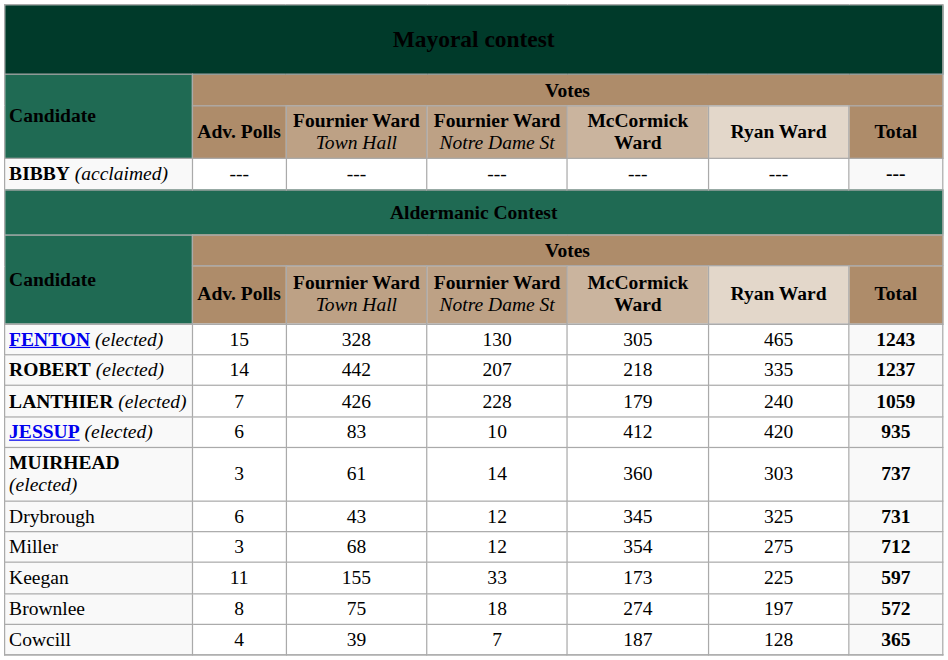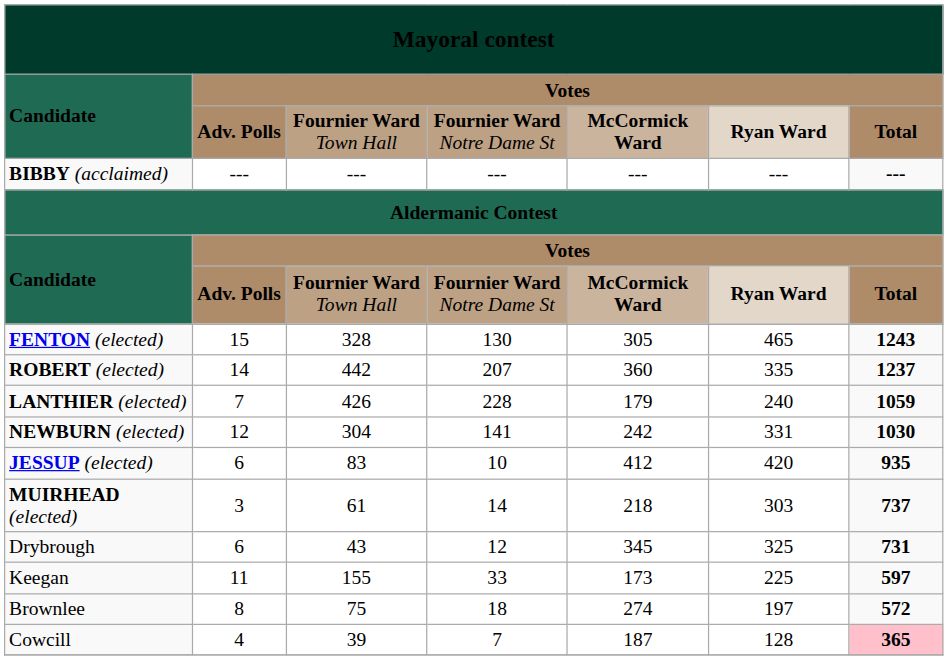(638, 370) 218 -> (638, 370) 360
+ row: (97, 432)
(638, 473) 360 -> (638, 504) 218
- row: (34, 546)
(896, 639) no background -> (896, 639) pink background
